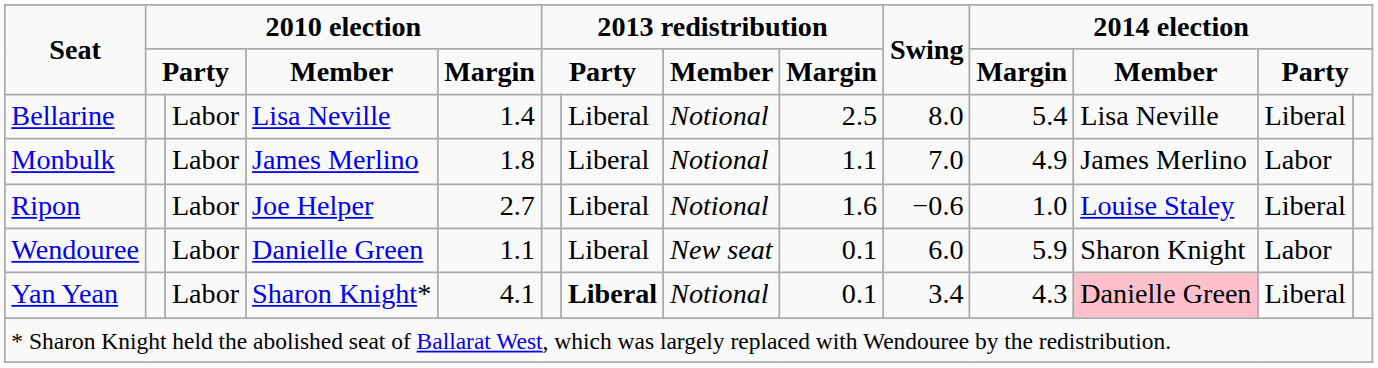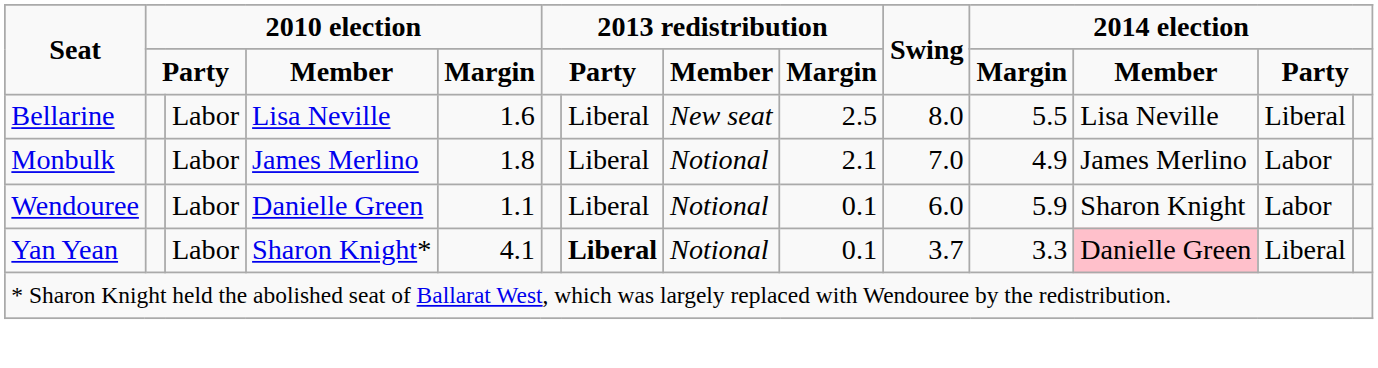(517, 116) 1.4 -> (517, 116) 1.6
(719, 116) Notional -> (721, 116) New seat
(1050, 116) 5.4 -> (1050, 116) 5.5
(859, 160) 1.1 -> (859, 160) 2.1
- row: (46, 205)
(721, 250) New seat -> (719, 205) Notional
(946, 294) 3.4 -> (946, 250) 3.7
(1050, 294) 4.3 -> (1050, 250) 3.3
